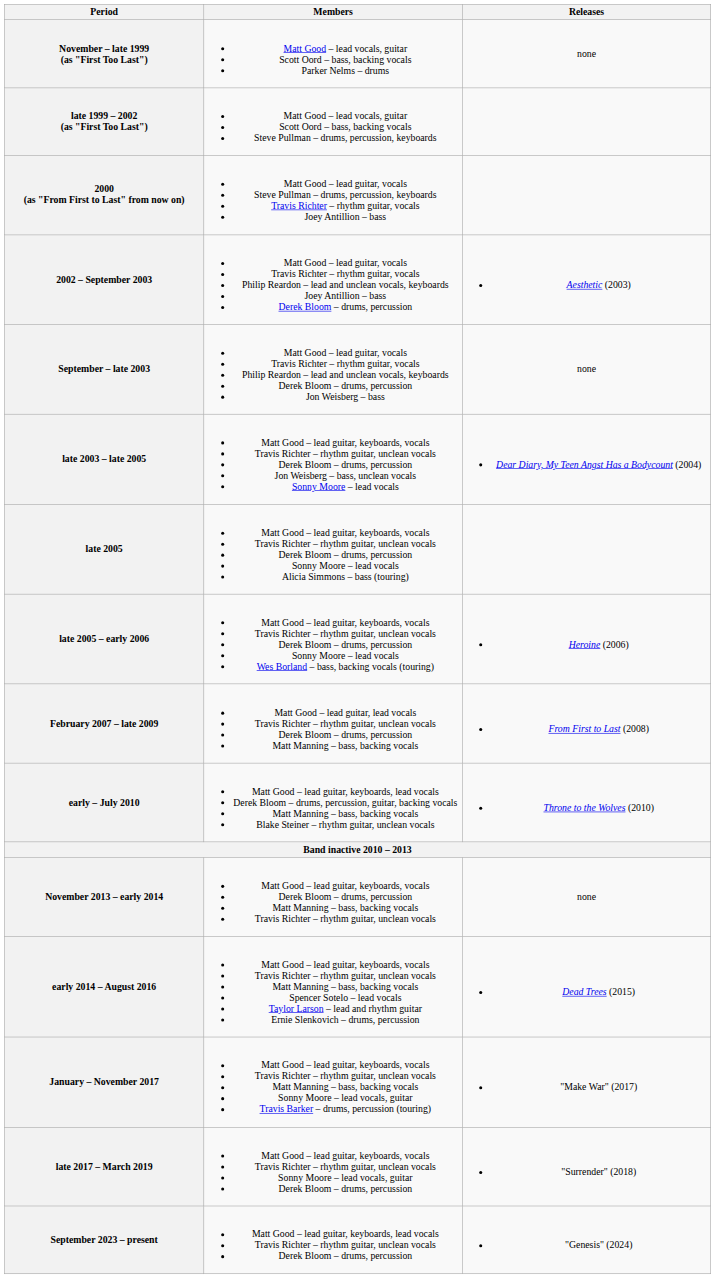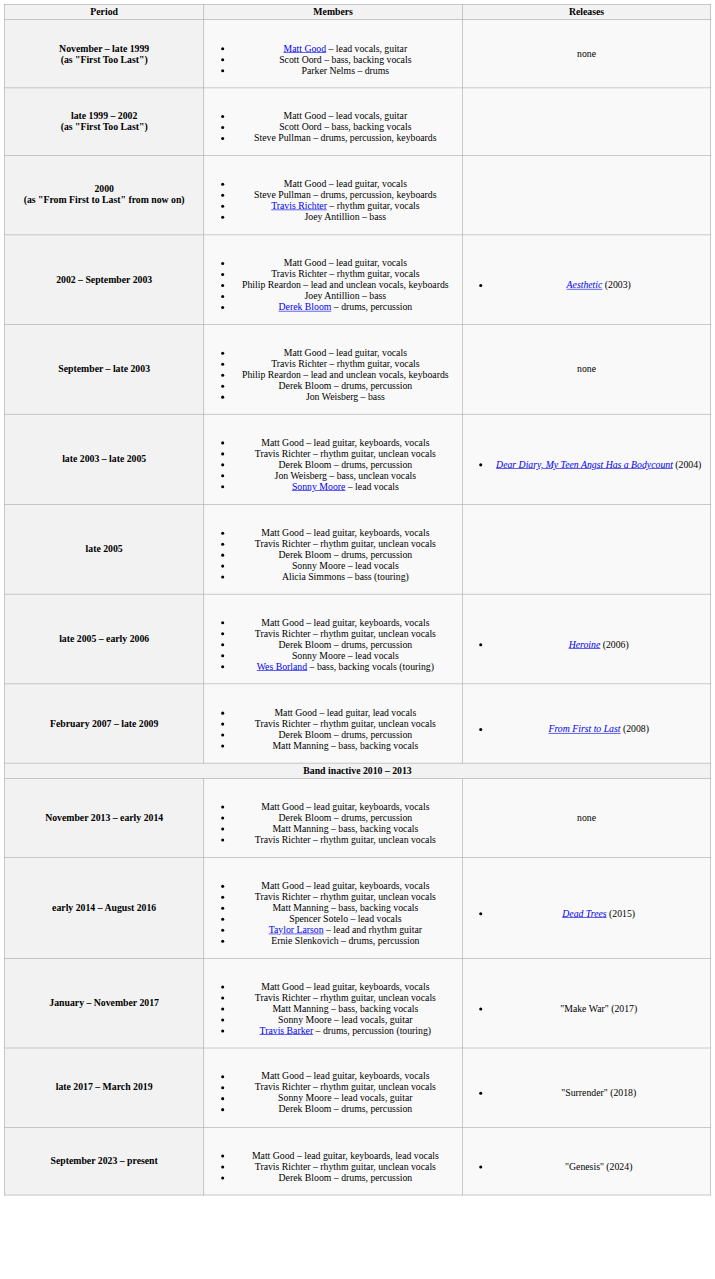- row: (104, 802)
